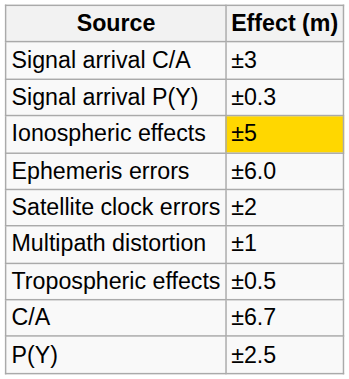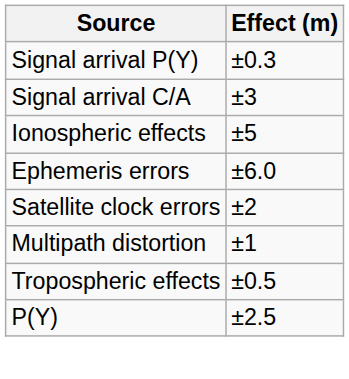rows swapped: (101, 60) <-> (105, 97)
(244, 133) gold background -> (244, 133) no background
- row: (31, 317)
